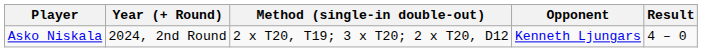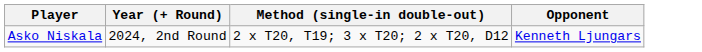- column: (671, 15)
